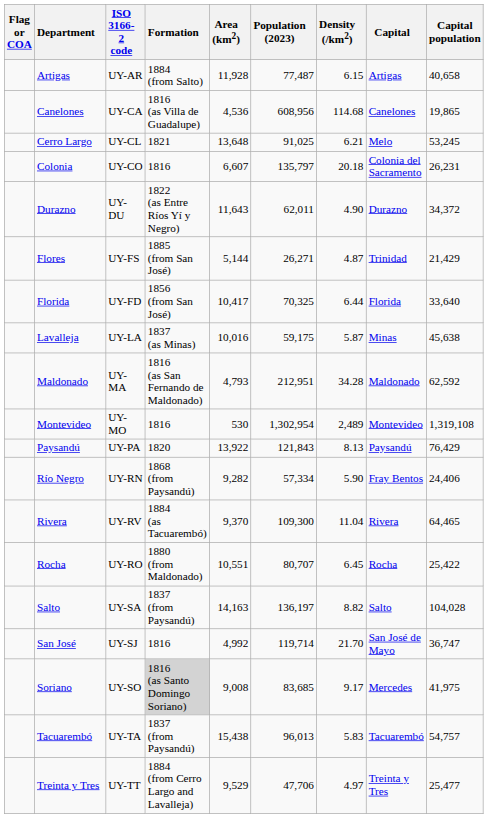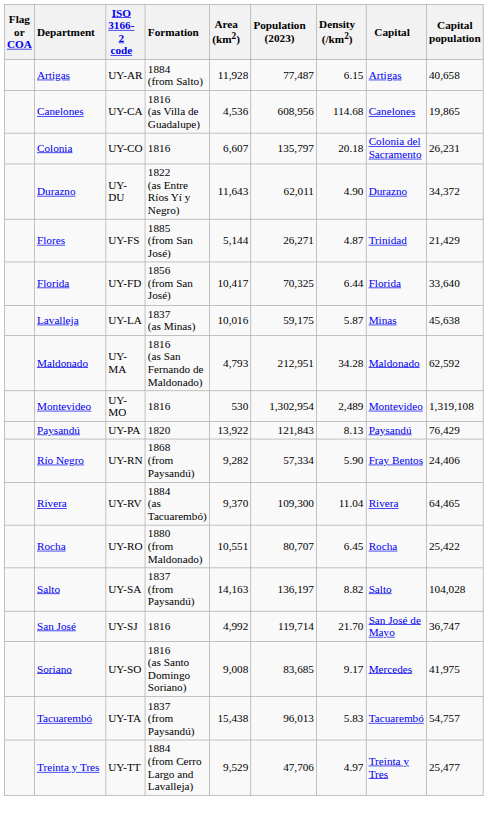- row: (64, 142)
(169, 687) lightgrey background -> (169, 669) no background
